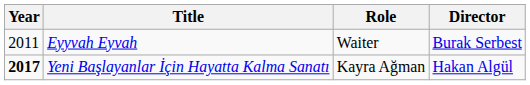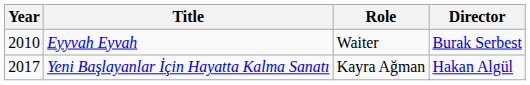(24, 42) 2011 -> (24, 42) 2010
(24, 67) bold -> (24, 67) normal
